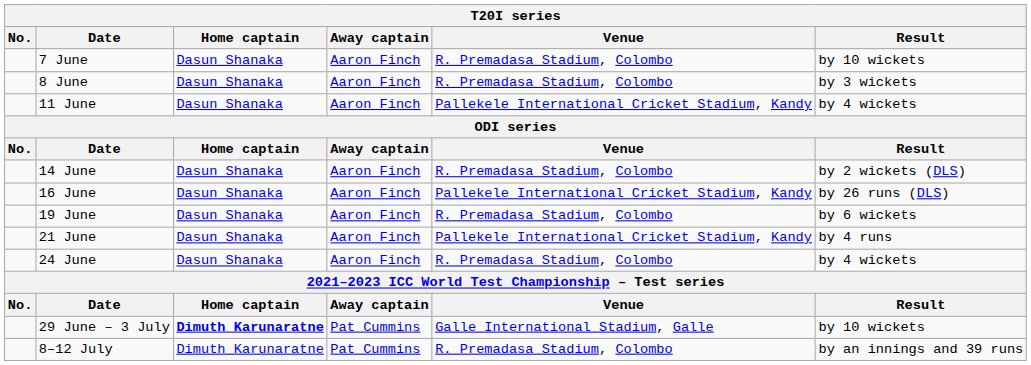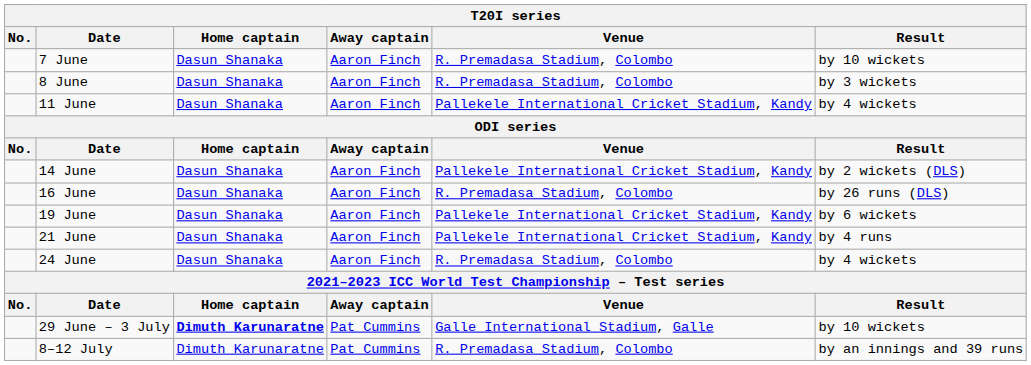(554, 171) R. Premadasa Stadium, Colombo -> (624, 171) Pallekele International Cricket Stadium, Kandy
(624, 194) Pallekele International Cricket Stadium, Kandy -> (554, 194) R. Premadasa Stadium, Colombo
(554, 216) R. Premadasa Stadium, Colombo -> (624, 216) Pallekele International Cricket Stadium, Kandy
